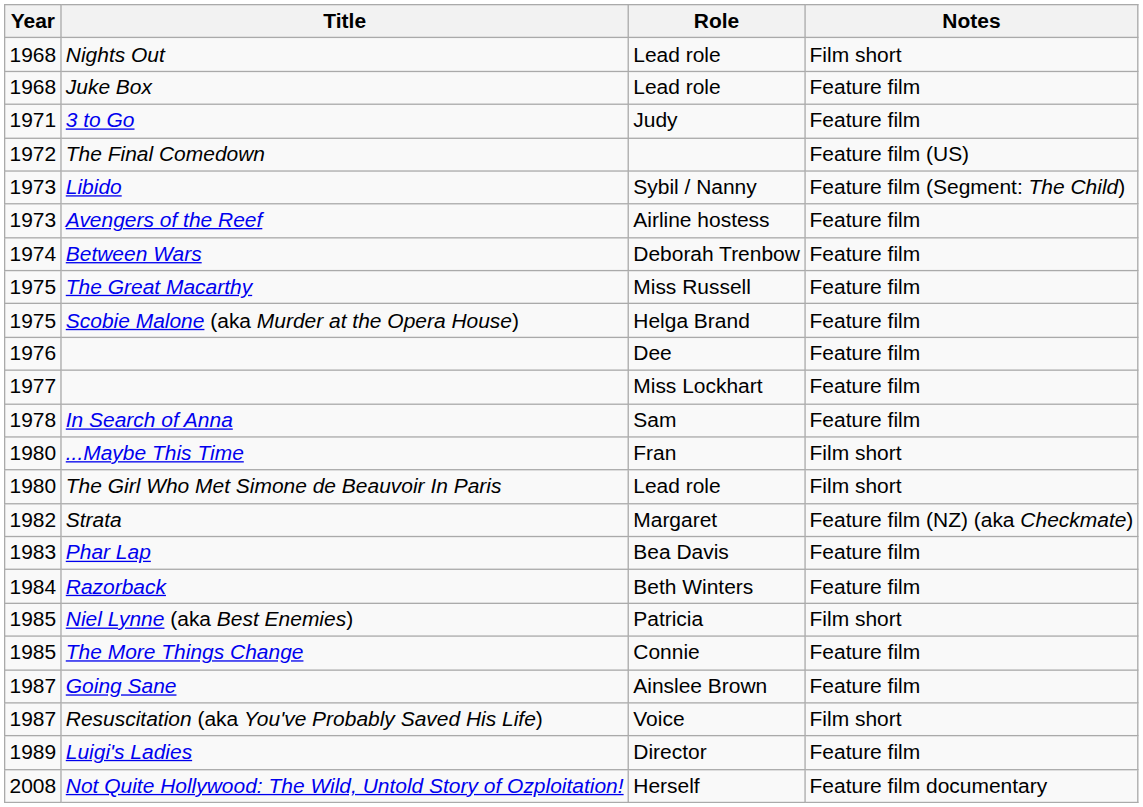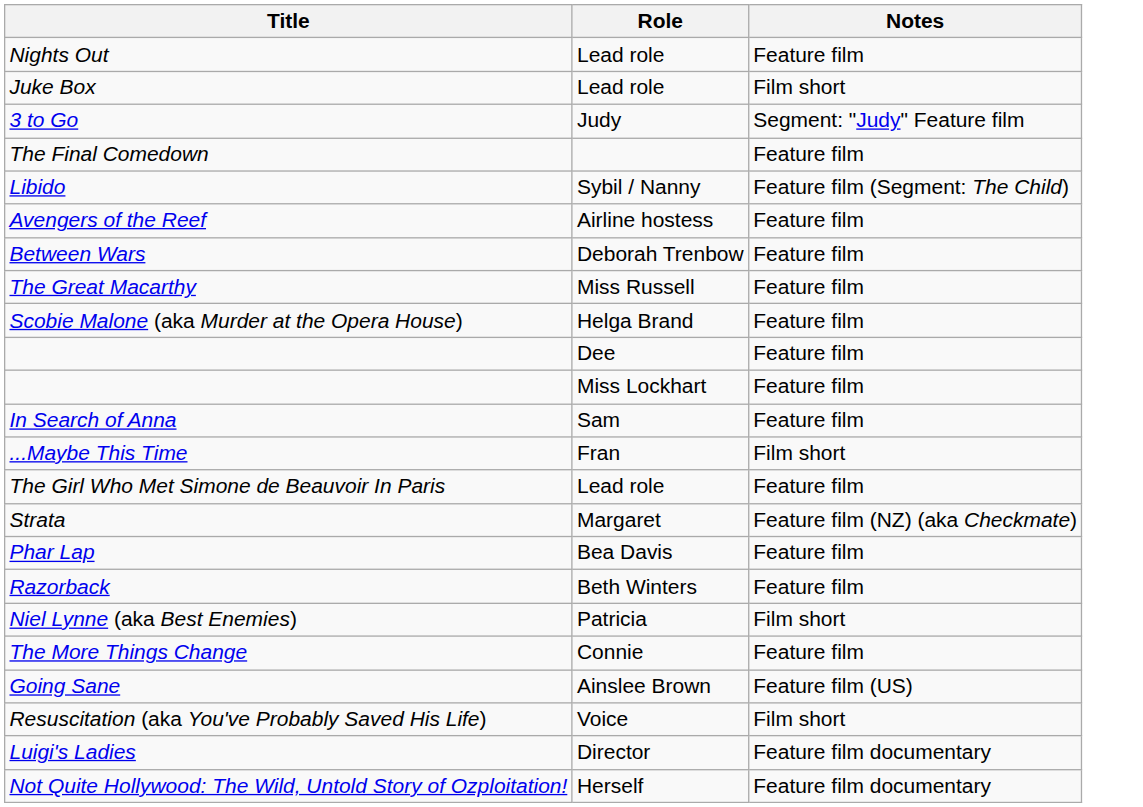- column: (33, 21)
(856, 54) Film short -> (809, 54) Feature film
(865, 87) Feature film -> (799, 87) Film short
(865, 120) Feature film -> (889, 120) Segment: "Judy" Feature film
(889, 154) Feature film (US) -> (809, 154) Feature film
(856, 486) Film short -> (809, 486) Feature film
(865, 685) Feature film -> (833, 685) Feature film (US)
(865, 752) Feature film -> (872, 752) Feature film documentary
